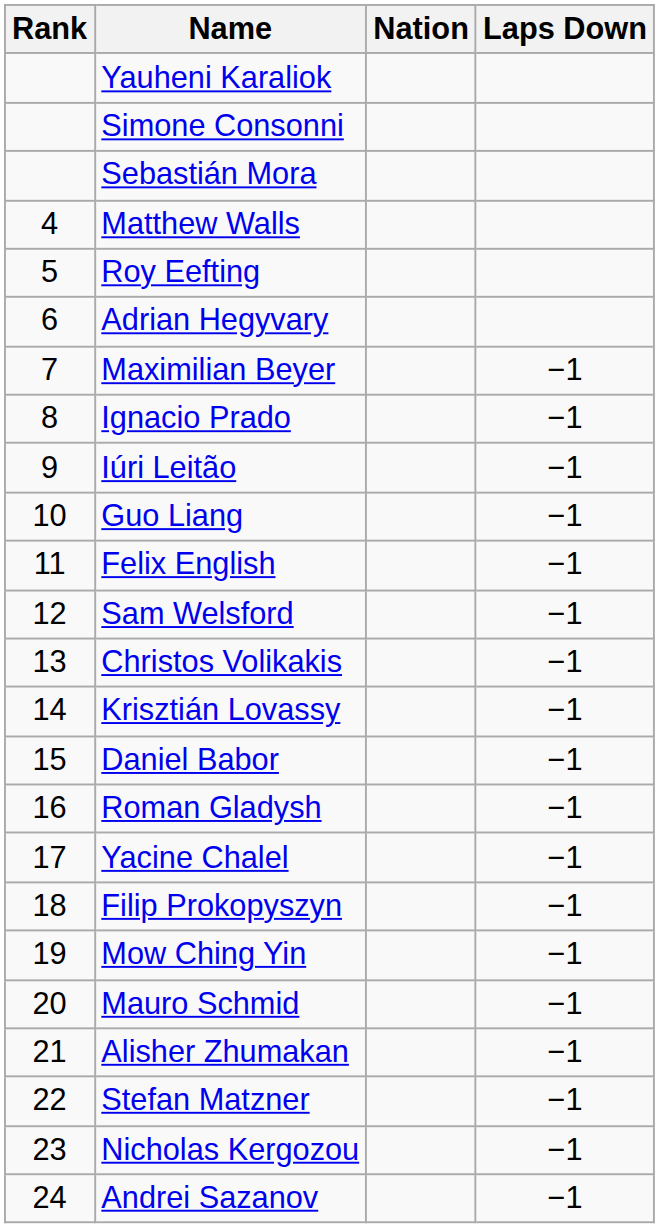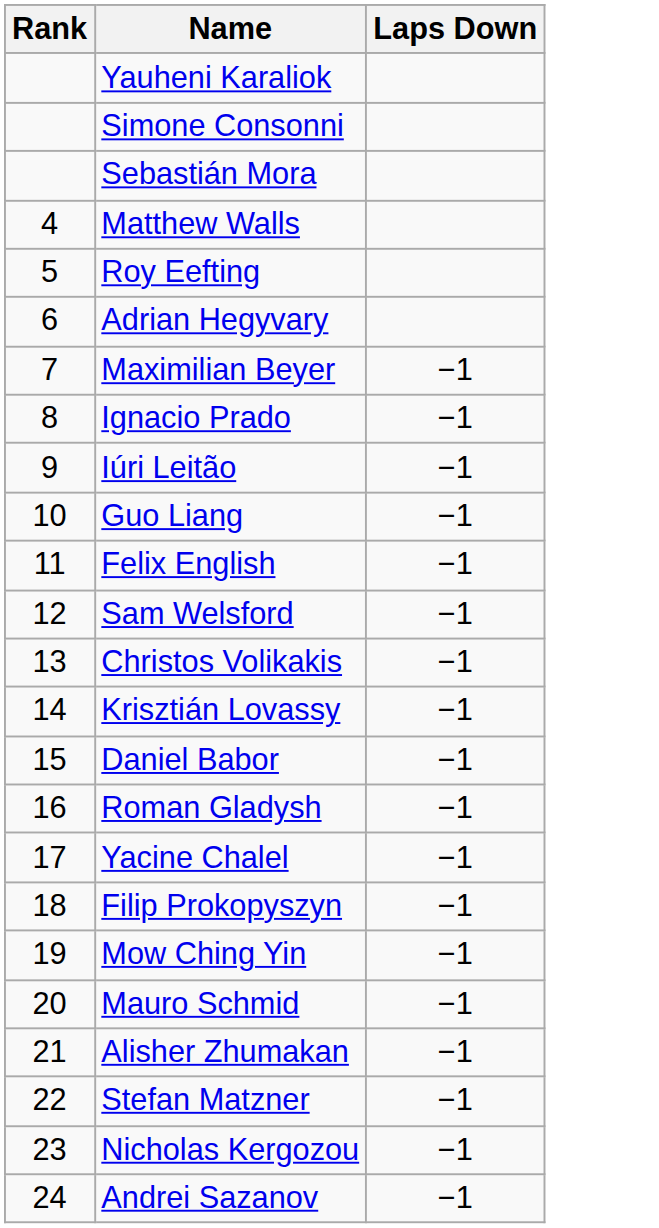- column: (421, 28)
